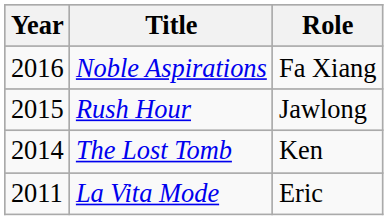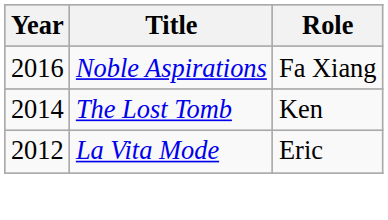- row: (133, 109)
(37, 192) 2011 -> (37, 151) 2012
